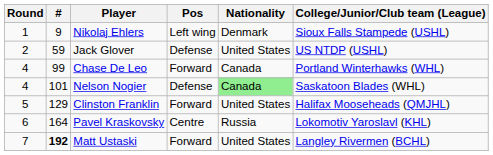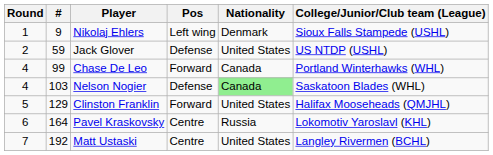(58, 86) 101 -> (58, 86) 103
(58, 141) bold -> (58, 141) normal
(191, 141) Forward -> (187, 141) Centre
